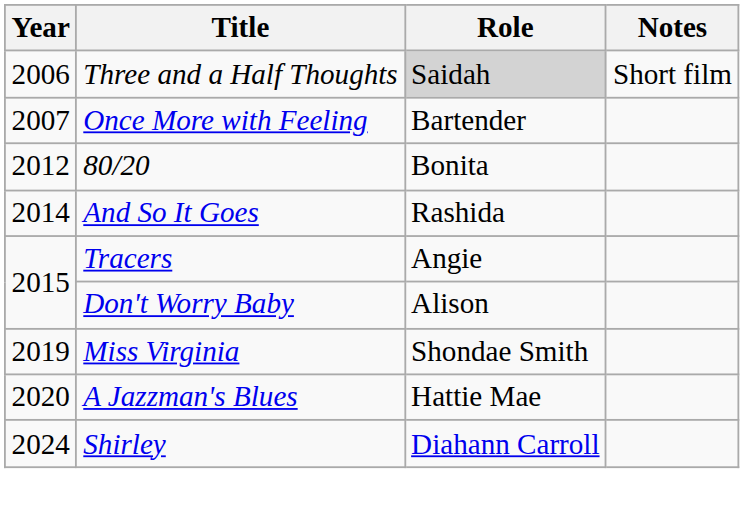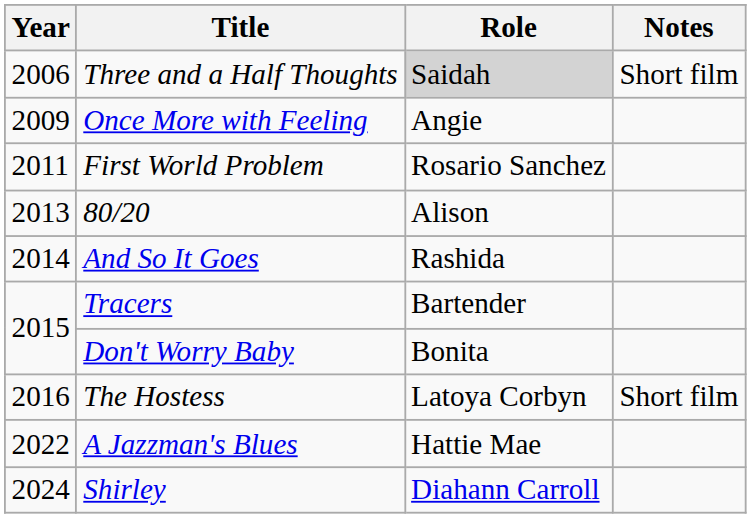(41, 119) 2007 -> (41, 119) 2009
(469, 119) Bartender -> (447, 119) Angie
+ row: (204, 166)
(41, 166) 2012 -> (41, 212) 2013
(450, 166) Bonita -> (450, 212) Alison
(447, 258) Angie -> (469, 304) Bartender
(450, 304) Alison -> (450, 350) Bonita
+ row: (154, 397)
- row: (161, 350)
(41, 397) 2020 -> (41, 443) 2022
